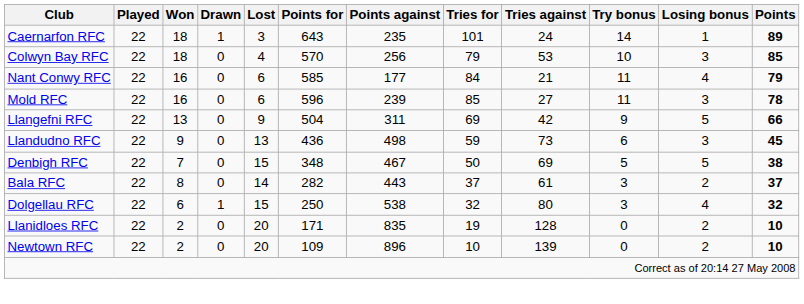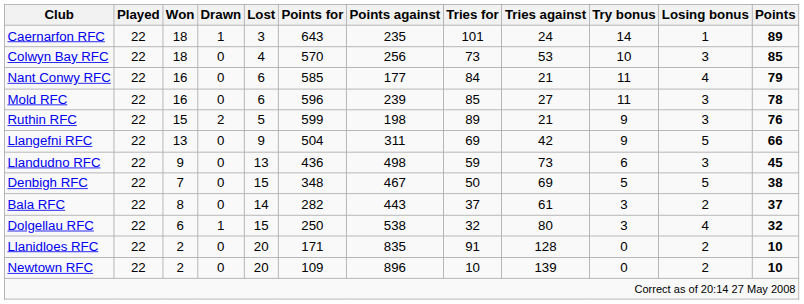(473, 57) 79 -> (473, 57) 73
+ row: (42, 120)
(473, 225) 19 -> (473, 246) 91
